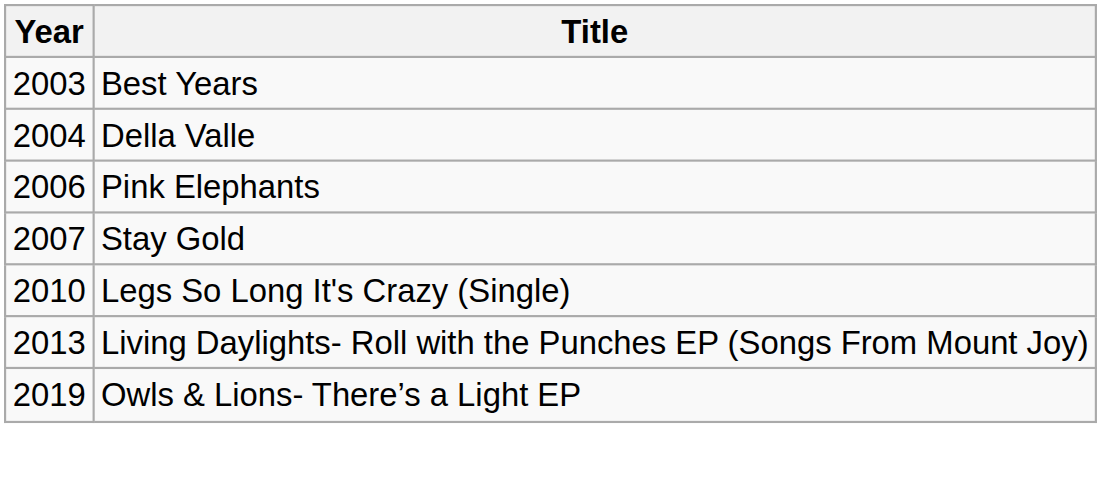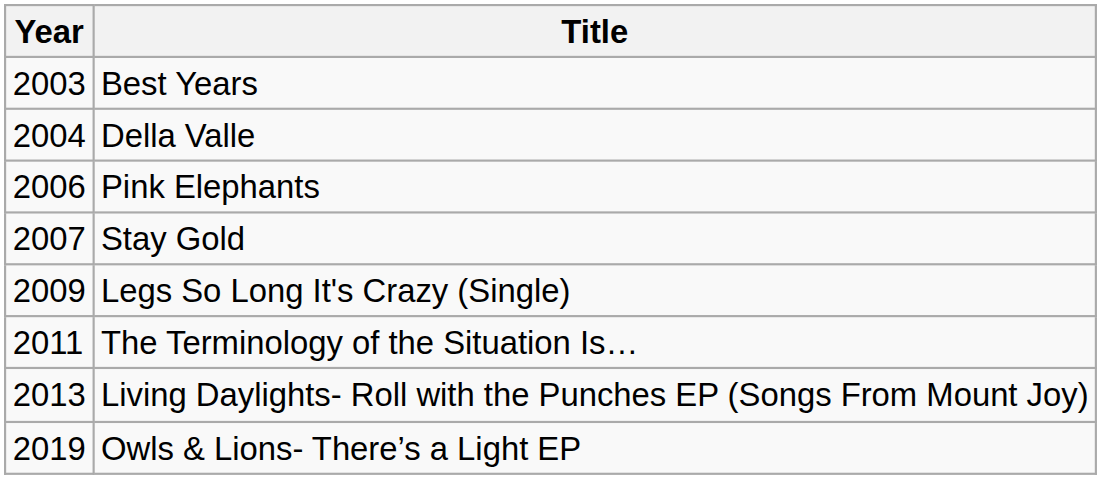(49, 291) 2010 -> (49, 291) 2009
+ row: (370, 343)
